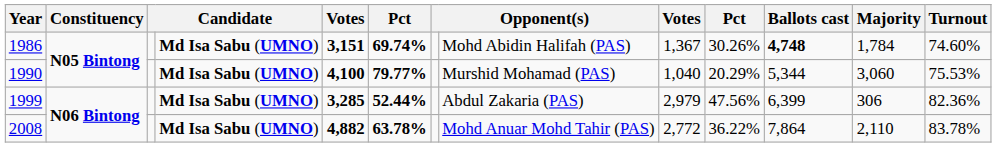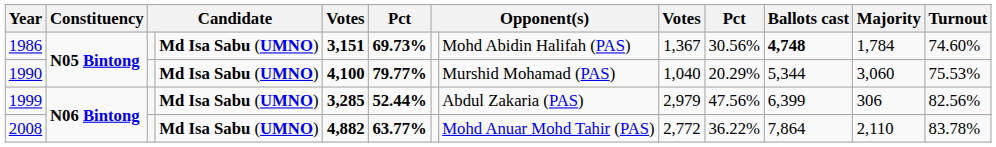(400, 45) 69.74% -> (400, 45) 69.73%
(734, 45) 30.26% -> (734, 45) 30.56%
(954, 100) 82.36% -> (954, 100) 82.56%
(400, 128) 63.78% -> (400, 128) 63.77%
